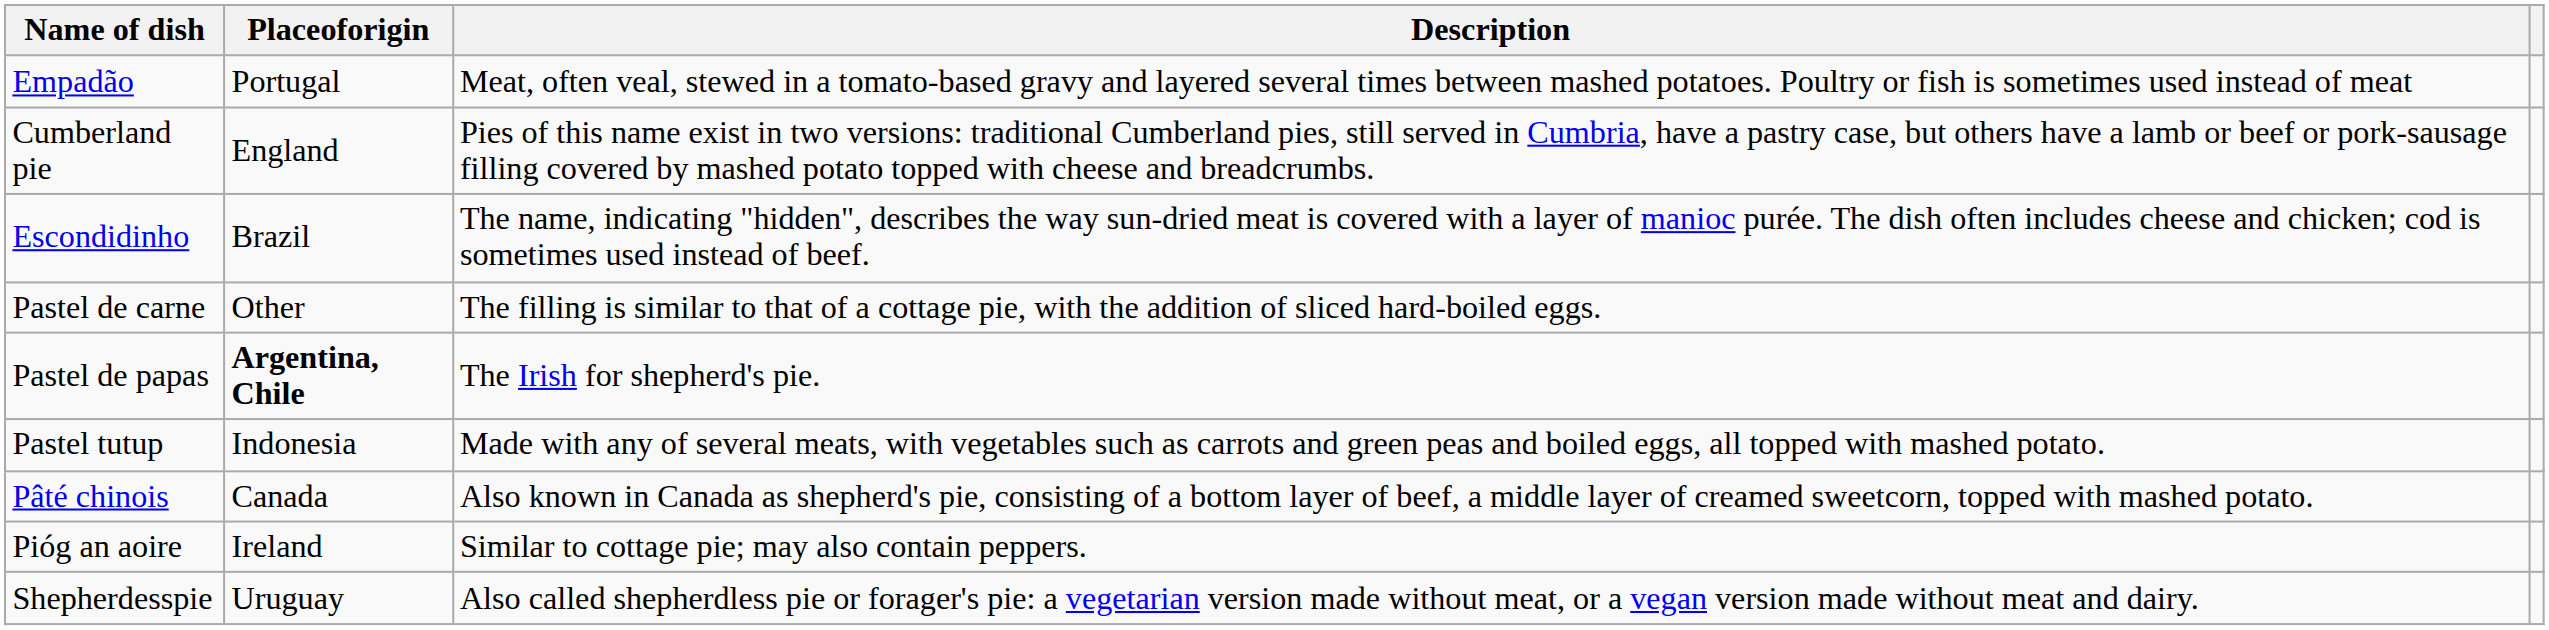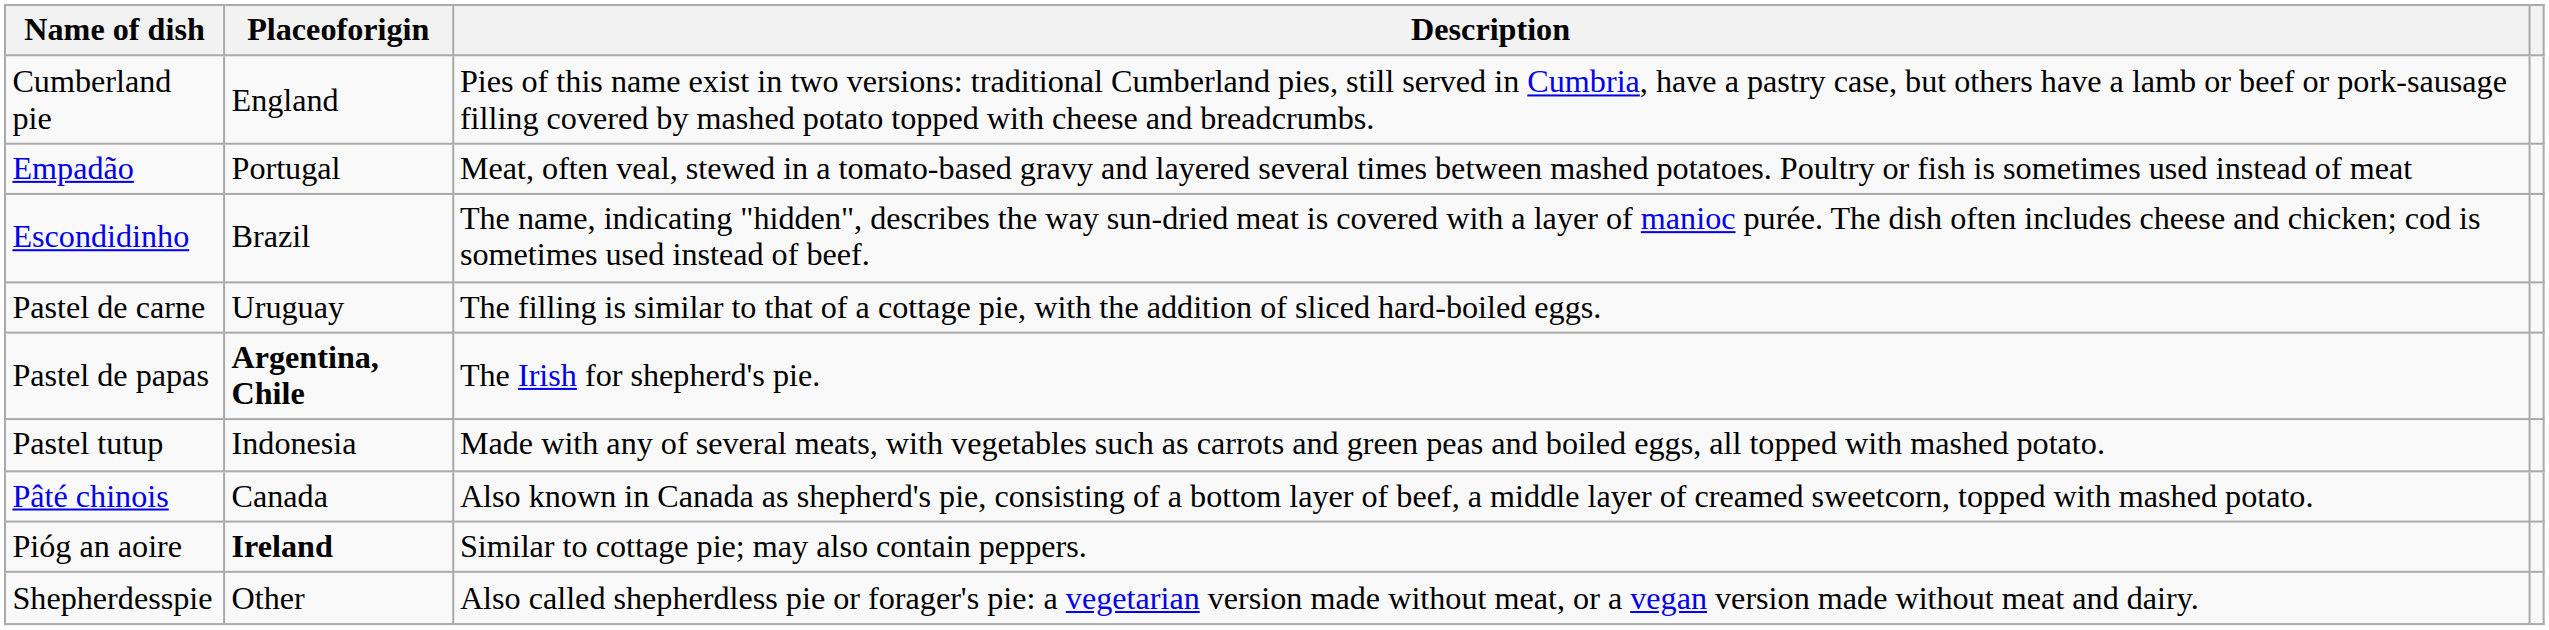rows swapped: (92, 150) <-> (73, 81)
(268, 306) Other -> (288, 306) Uruguay
(277, 546) normal -> (282, 546) bold
(288, 597) Uruguay -> (268, 597) Other
